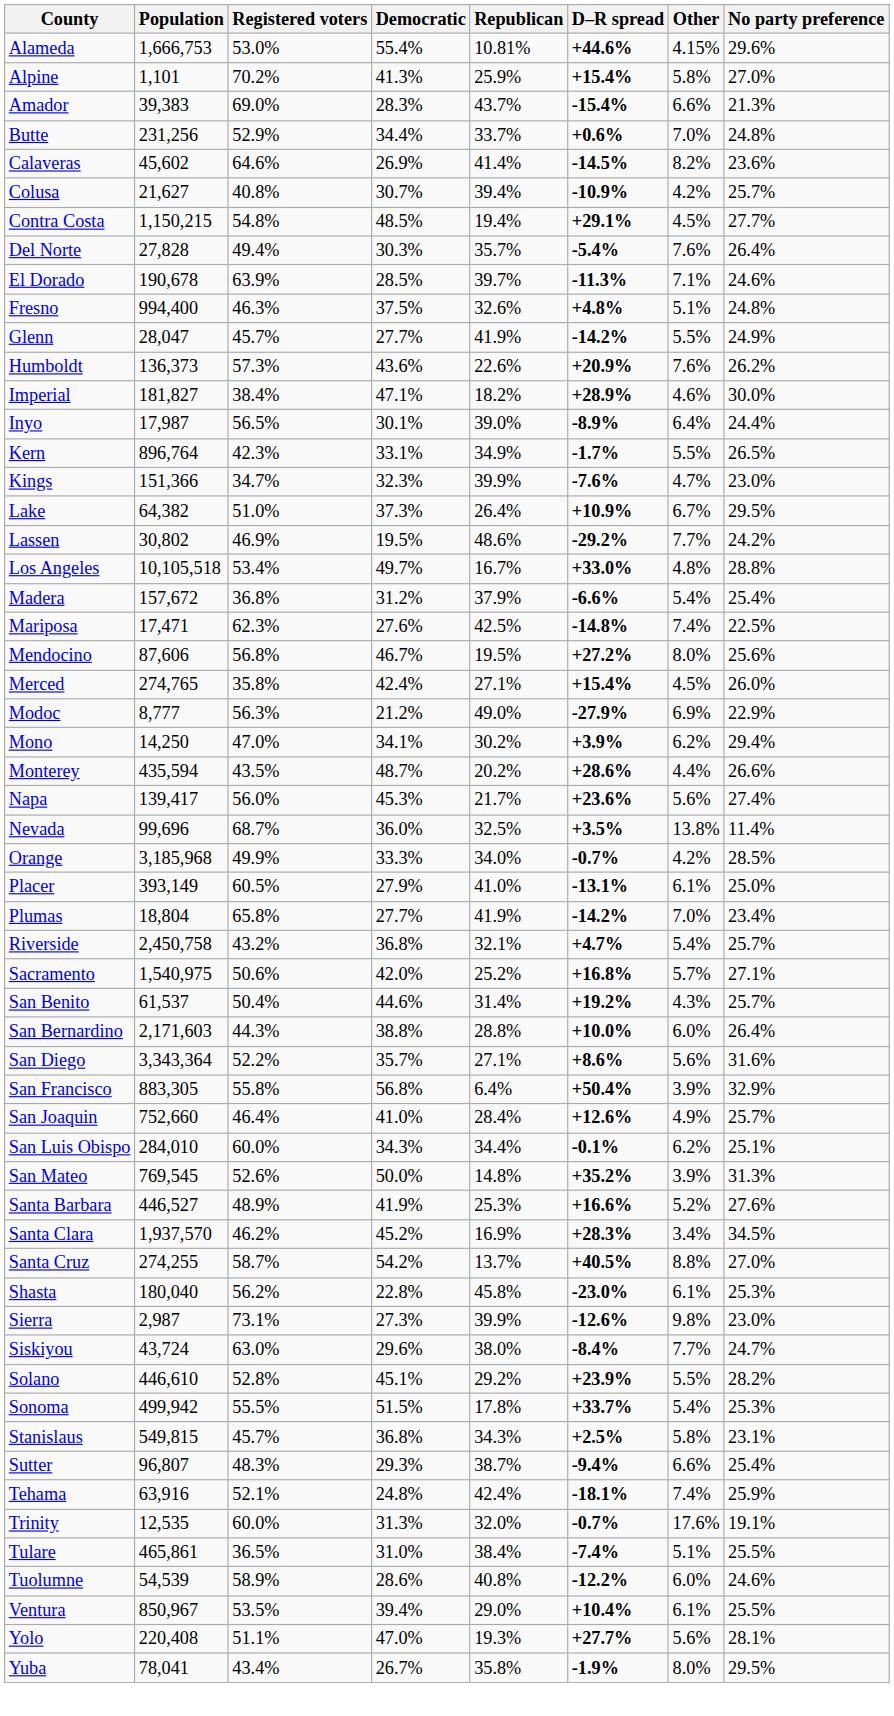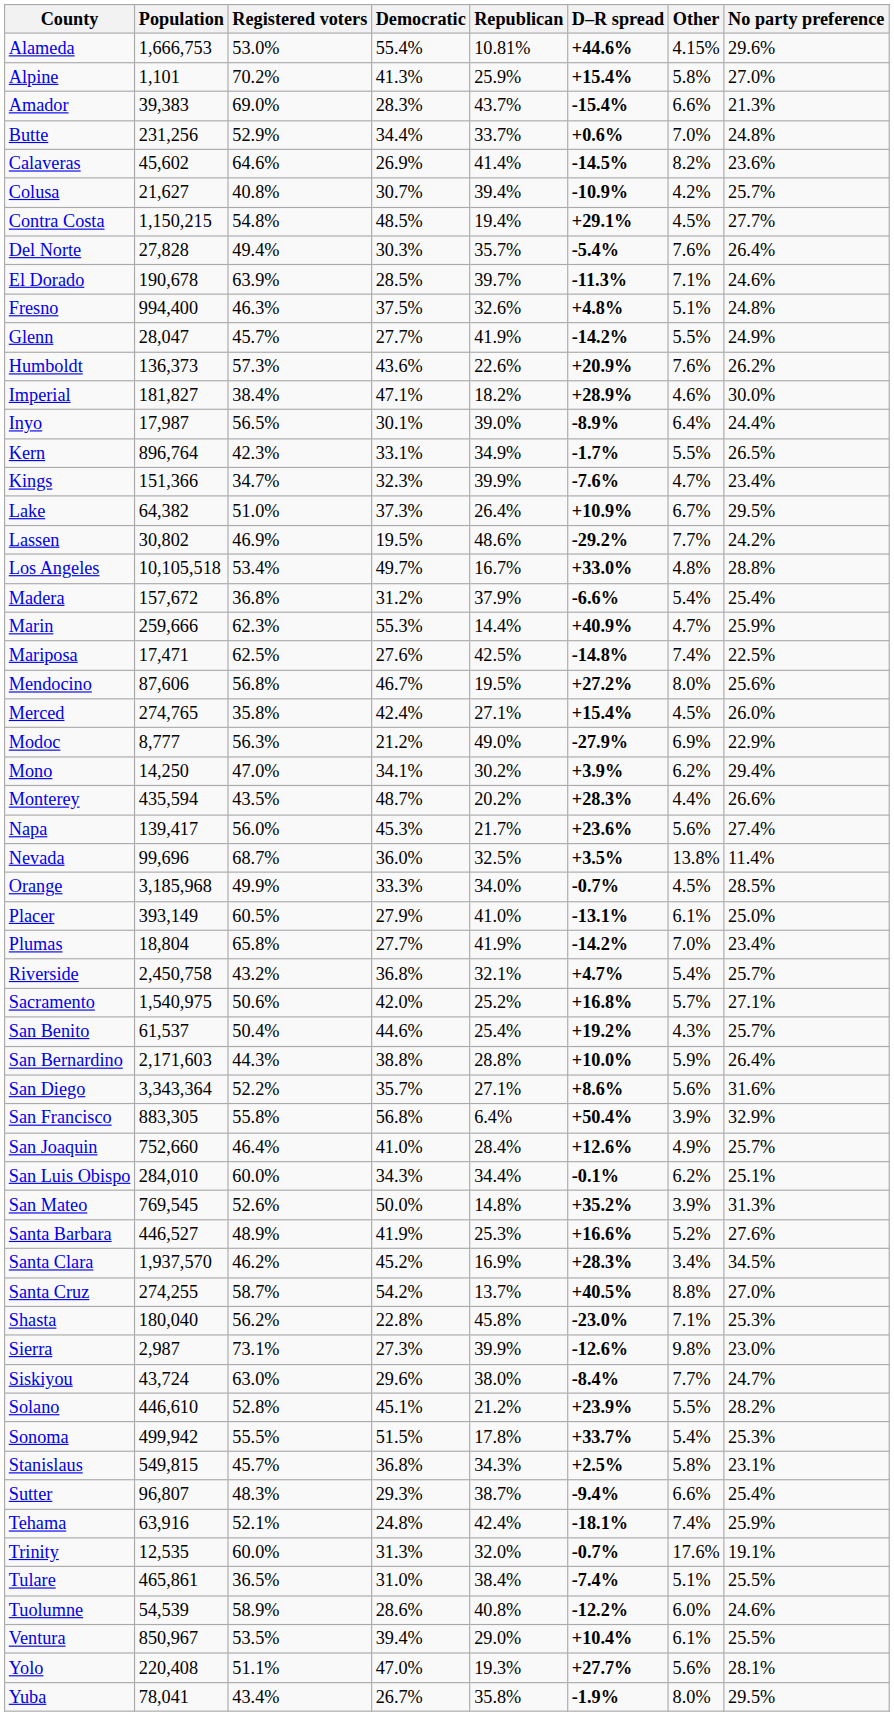(752, 481) 23.0% -> (752, 481) 23.4%
+ row: (31, 626)
(256, 626) 62.3% -> (256, 655) 62.5%
(602, 771) +28.6% -> (602, 800) +28.3%
(692, 857) 4.2% -> (692, 886) 4.5%
(498, 1002) 31.4% -> (498, 1031) 25.4%
(692, 1031) 6.0% -> (692, 1060) 5.9%
(692, 1291) 6.1% -> (692, 1320) 7.1%
(498, 1378) 29.2% -> (498, 1407) 21.2%
